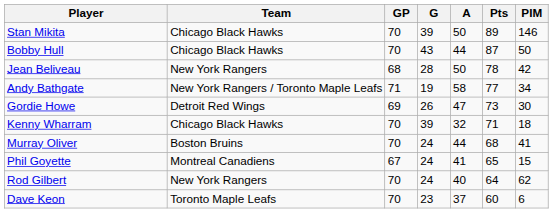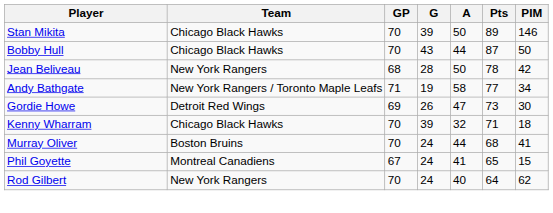- row: (36, 198)
